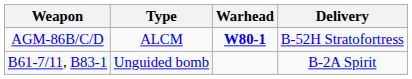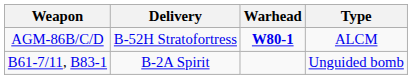columns swapped: (161, 16) <-> (342, 16)
